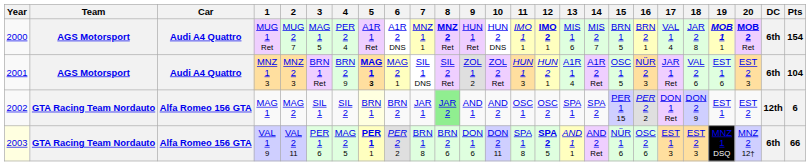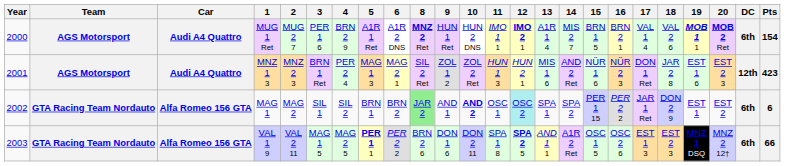- column: (423, 11)
(320, 36) MAG 1 5 -> (320, 36) PER 1 6
(345, 36) PER 2 4 -> (345, 36) BRN 2 9
(572, 36) MIS 1 6 -> (547, 36) A1R 1 4
(696, 36) JAR 2 8 -> (671, 36) VAL 2 6
(345, 72) BRN 2 9 -> (345, 72) PER 2 4
(371, 72) bold -> (371, 72) normal
(572, 72) A1R 1 4 -> (547, 72) MIS 1 6
(596, 72) A1R 2 Ret -> (571, 72) AND 2 Ret
(621, 72) OSC 1 5 -> (596, 72) NÜR 1 6
(671, 72) JAR 1 Ret -> (645, 72) DON 1 Ret
(696, 72) VAL 2 6 -> (671, 72) JAR 2 8
(773, 72) 6th -> (748, 72) 12th
(795, 72) 104 -> (770, 72) 423
(371, 107) lightyellow background -> (371, 107) no background
(498, 107) normal -> (473, 107) bold
(548, 107) no background -> (522, 107) paleturquoise background
(671, 107) DON 1 Ret -> (645, 107) JAR 1 Ret
(773, 107) 12th -> (748, 107) 6th
(17, 143) lightyellow background -> (17, 143) no background
(320, 143) PER 1 6 -> (320, 143) MAG 1 5
(596, 143) AND 2 Ret -> (571, 143) A1R 2 Ret
(621, 143) NÜR 1 6 -> (596, 143) OSC 1 5
